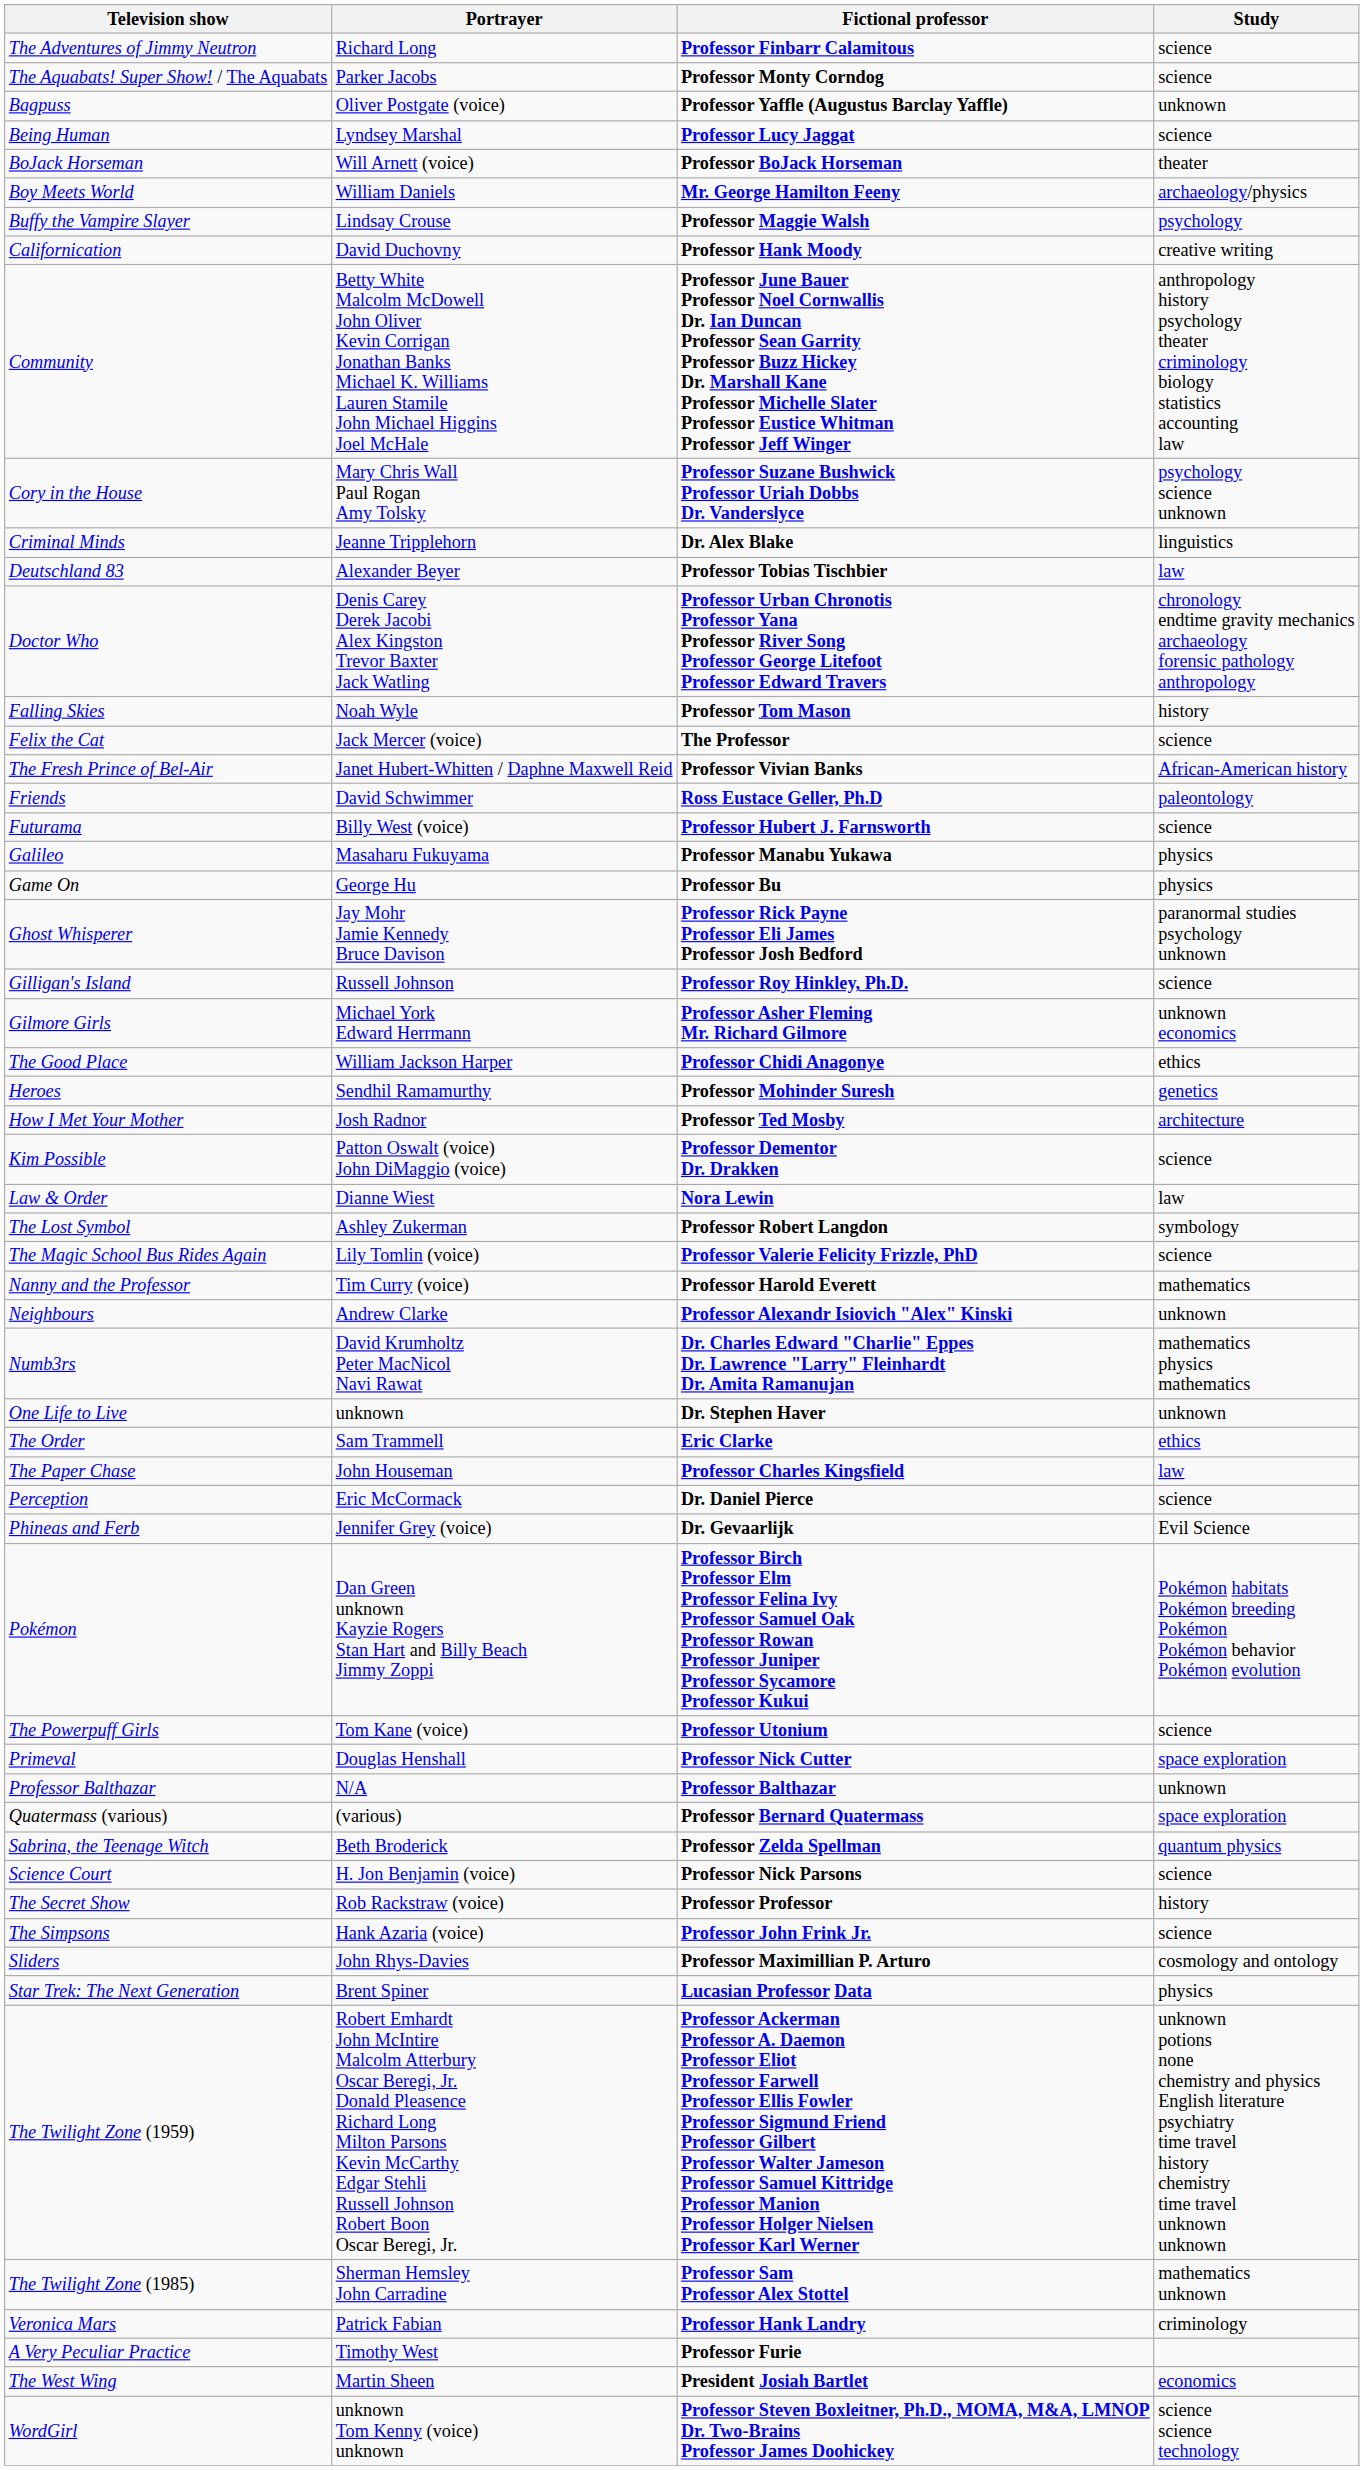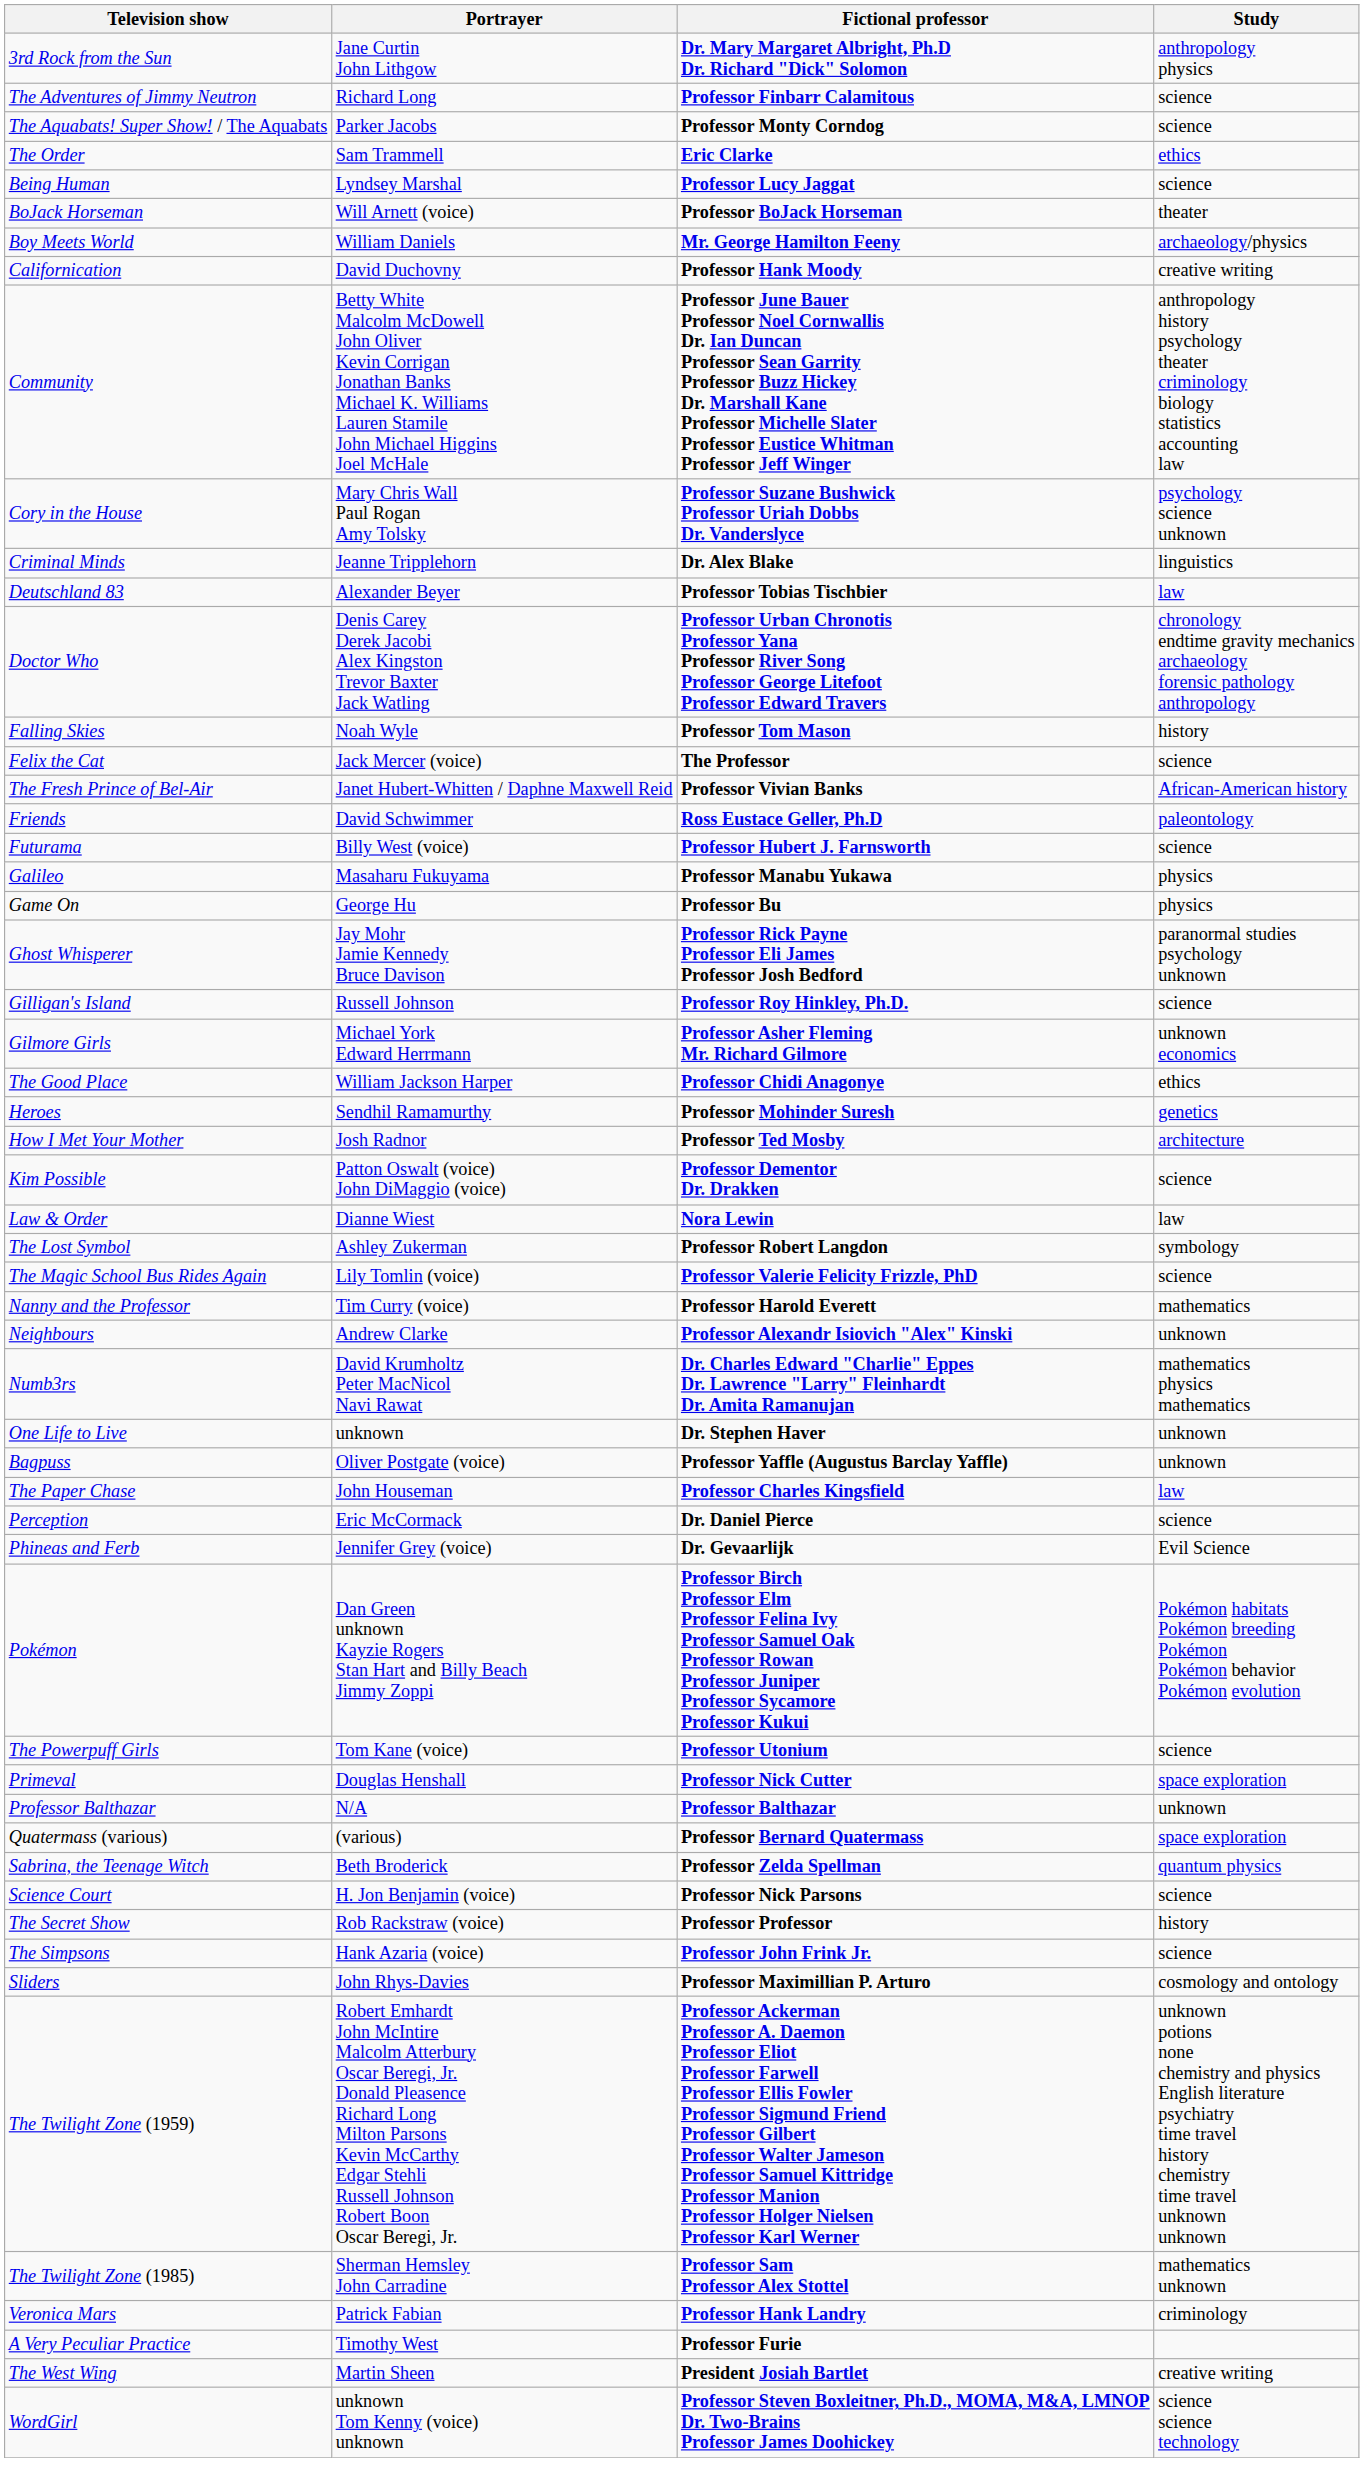+ row: (90, 58)
rows swapped: (40, 105) <-> (47, 1441)
- row: (99, 221)
- row: (124, 1990)
(1197, 2381) economics -> (1216, 2372) creative writing
